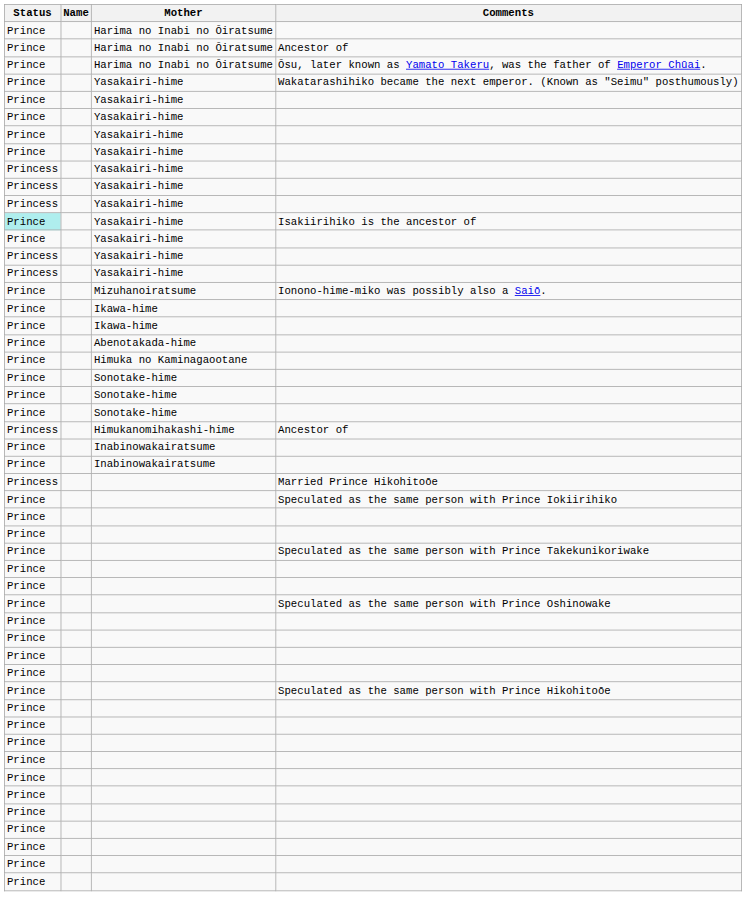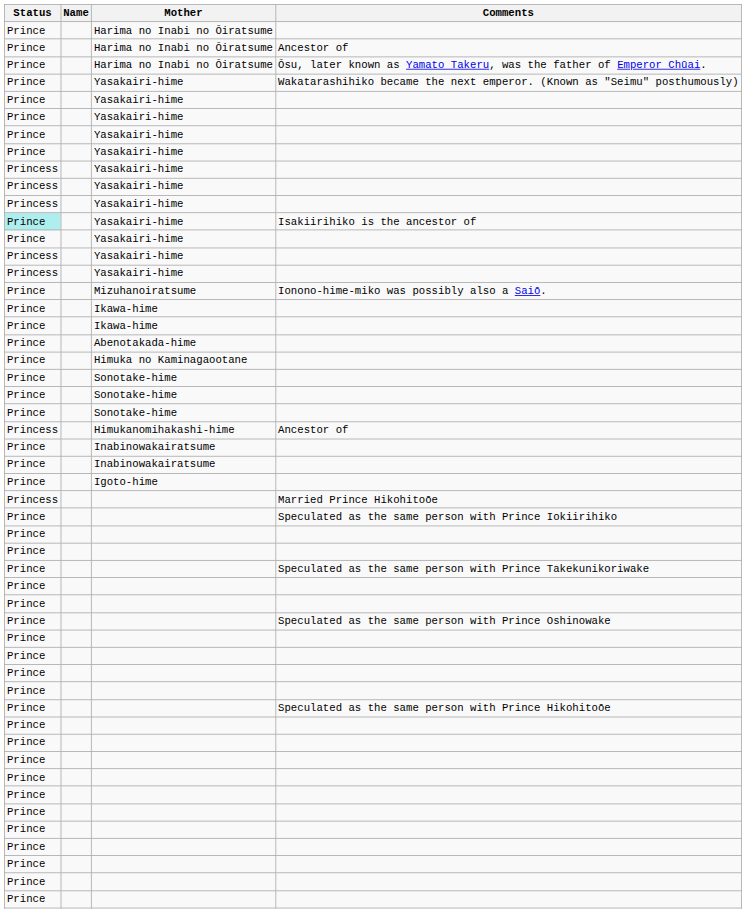+ row: (126, 482)
